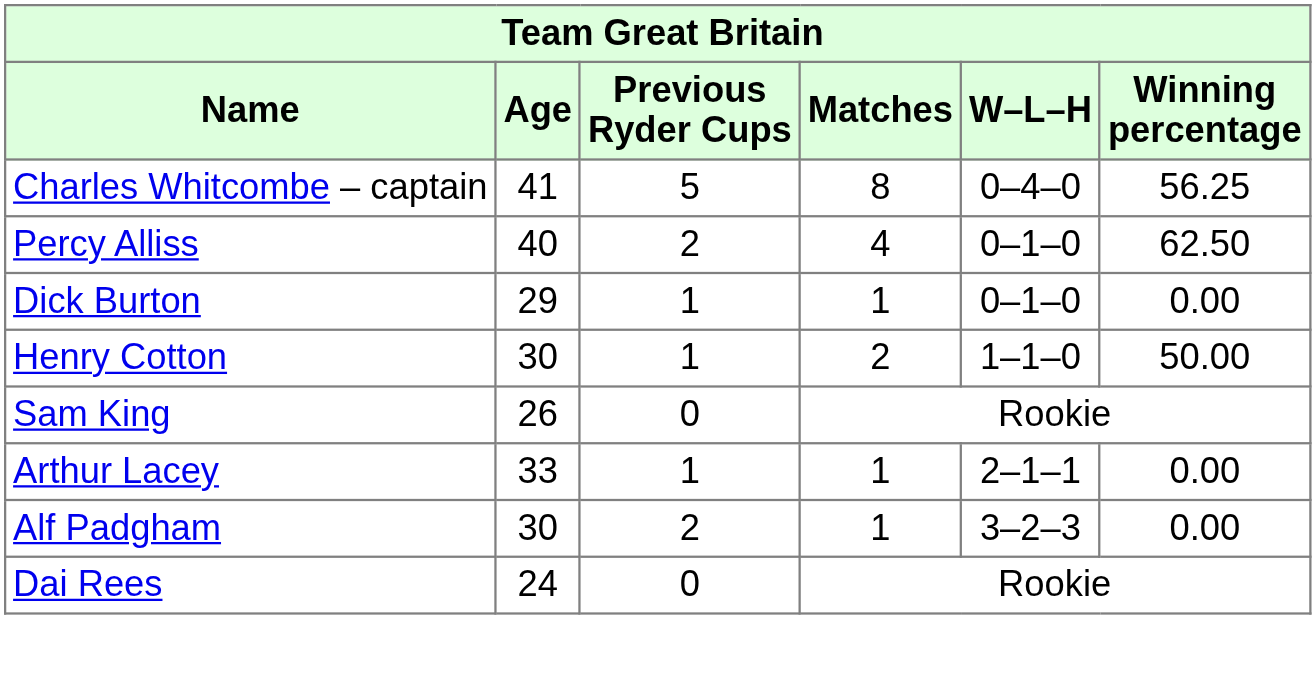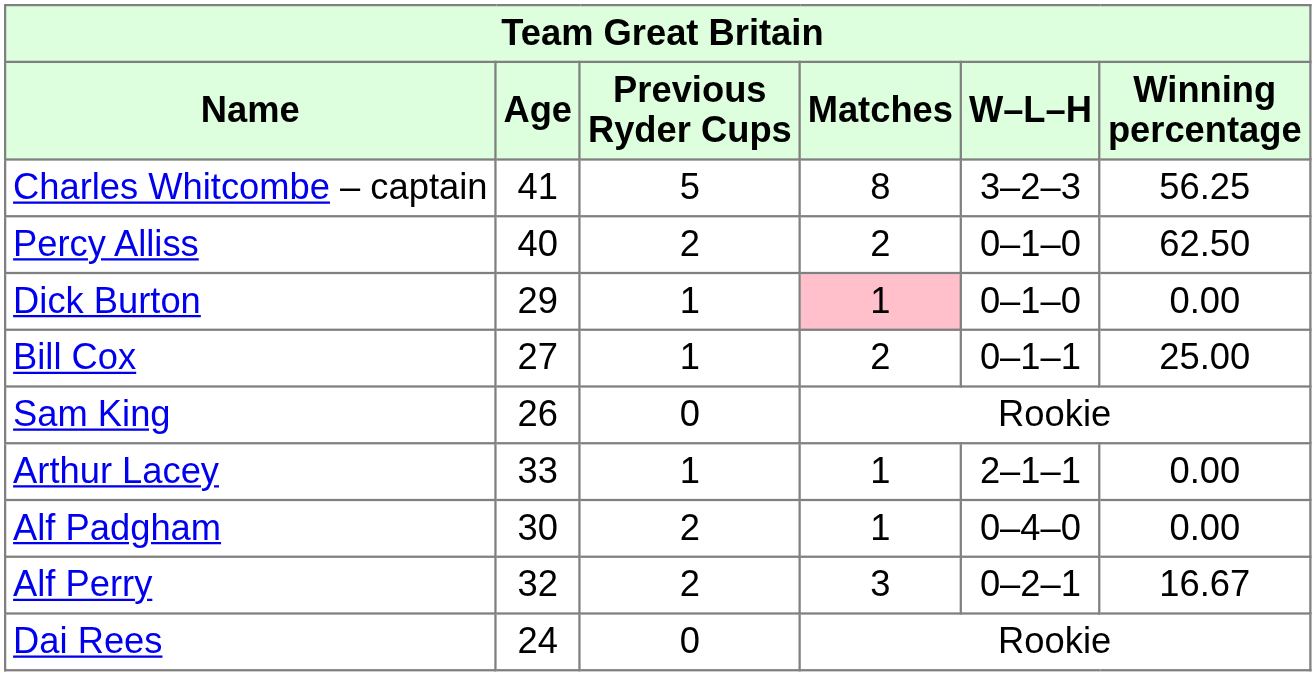(1030, 187) 0–4–0 -> (1030, 187) 3–2–3
(880, 243) 4 -> (880, 243) 2
(880, 300) no background -> (880, 300) pink background
- row: (120, 357)
+ row: (75, 357)
(1030, 527) 3–2–3 -> (1030, 527) 0–4–0
+ row: (83, 584)
